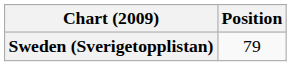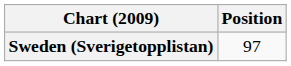(252, 46) 79 -> (252, 46) 97
